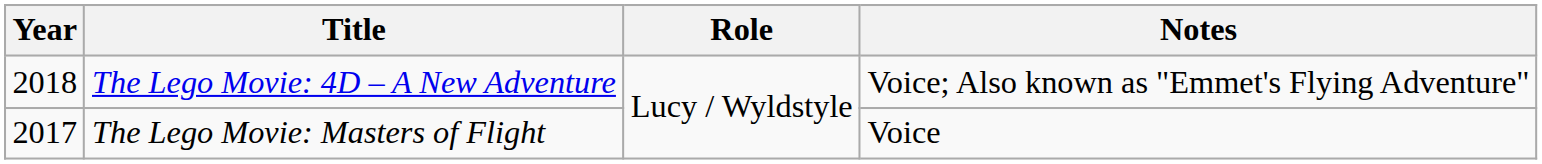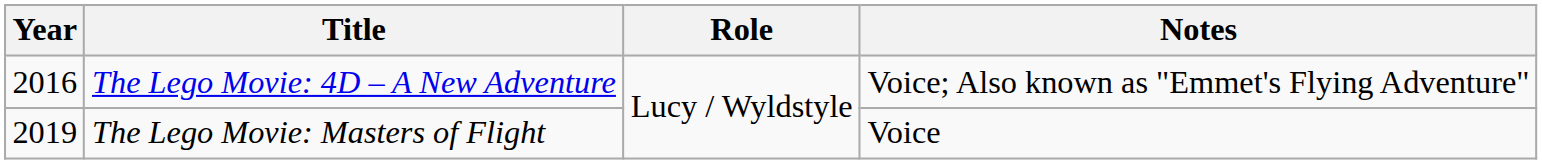(45, 81) 2018 -> (45, 81) 2016
(45, 132) 2017 -> (45, 132) 2019
